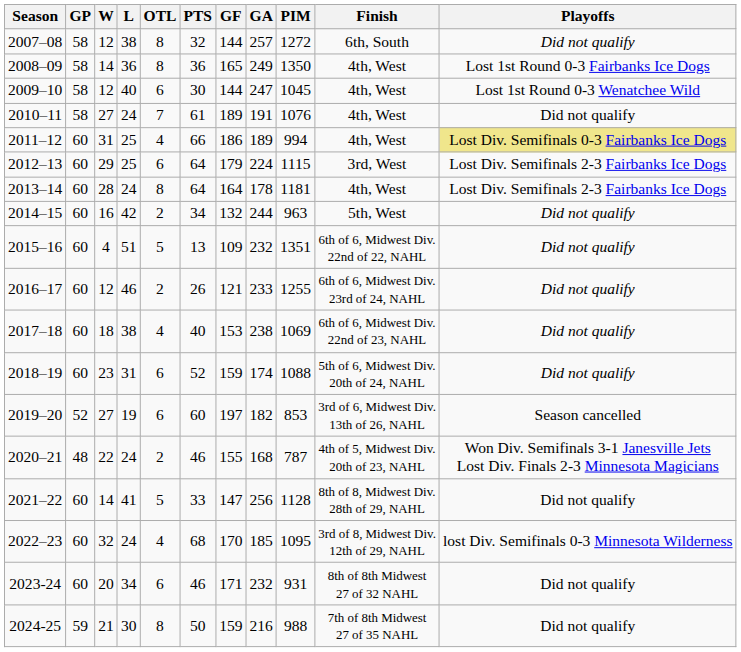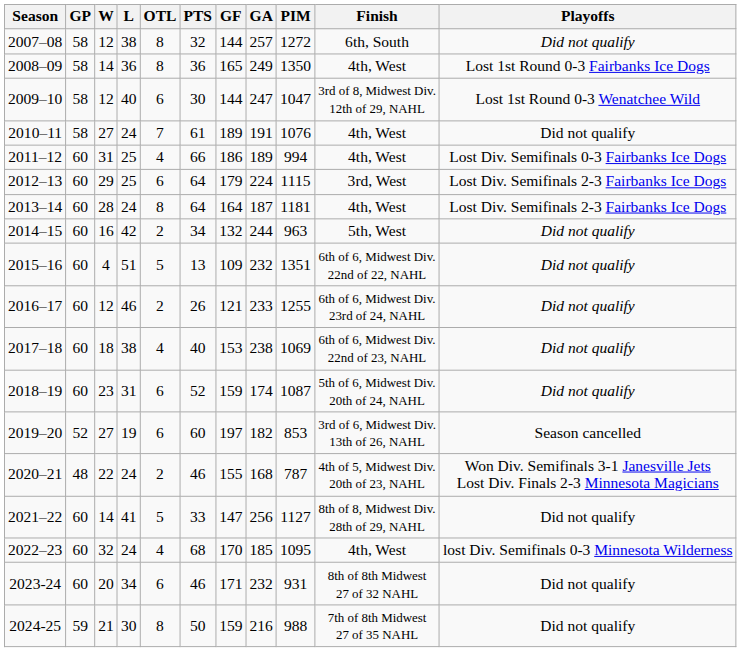(296, 90) 1045 -> (296, 99) 1047
(377, 90) 4th, West -> (377, 100) 3rd of 8, Midwest Div. 12th of 29, NAHL
(588, 139) khaki background -> (588, 157) no background
(261, 189) 178 -> (261, 206) 187
(296, 373) 1088 -> (296, 390) 1087
(296, 499) 1128 -> (296, 516) 1127
(377, 542) 3rd of 8, Midwest Div. 12th of 29, NAHL -> (377, 550) 4th, West
